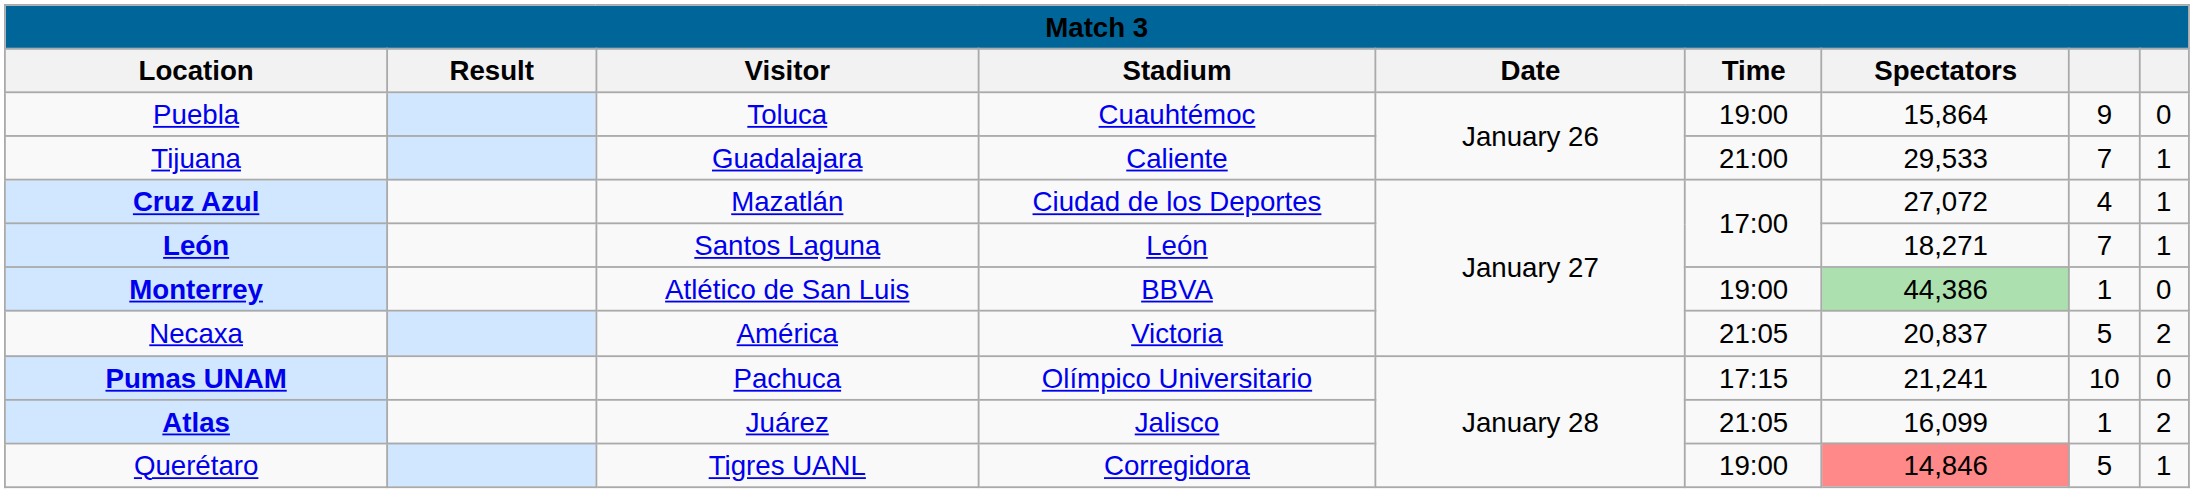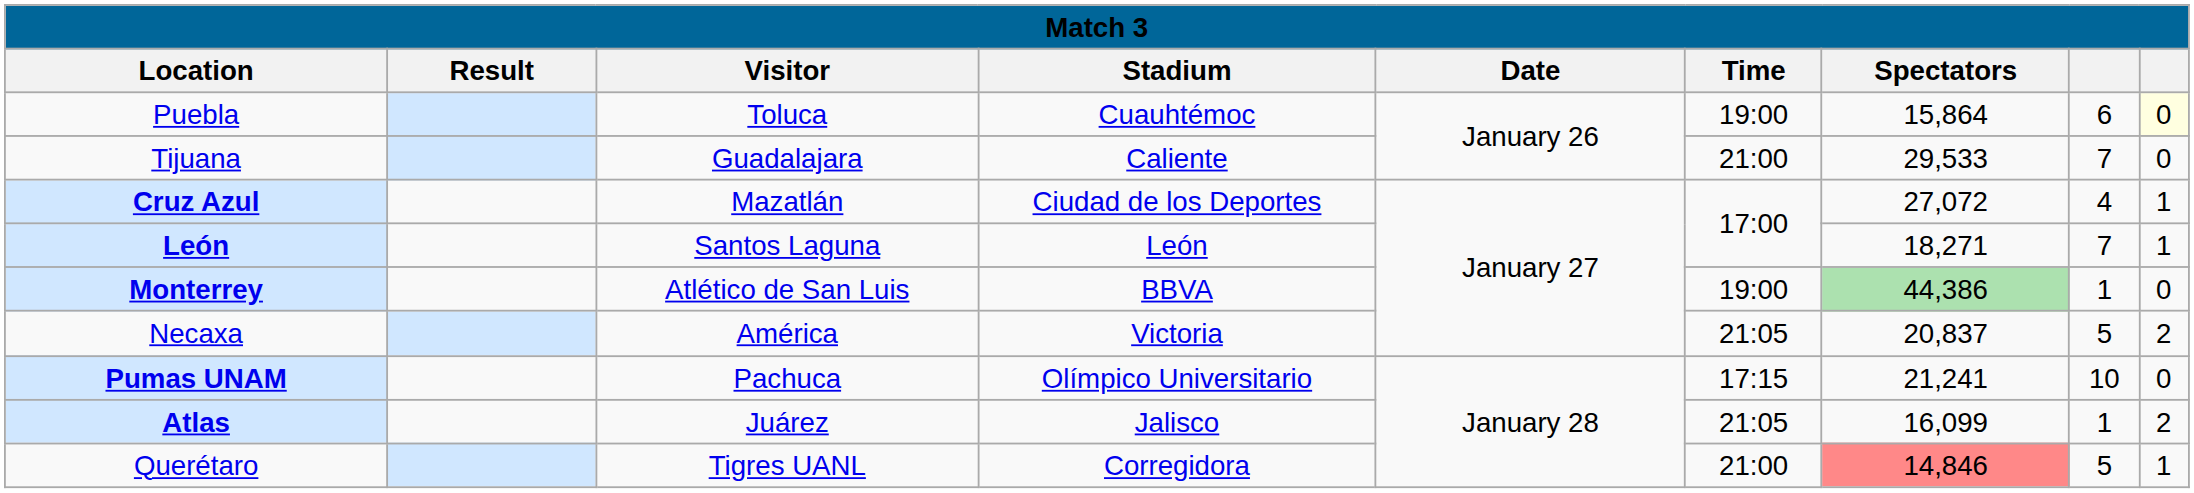(2104, 115) 9 -> (2104, 115) 6
(2164, 115) no background -> (2164, 115) lightyellow background
(2164, 158) 1 -> (2164, 158) 0
(1754, 465) 19:00 -> (1754, 465) 21:00
